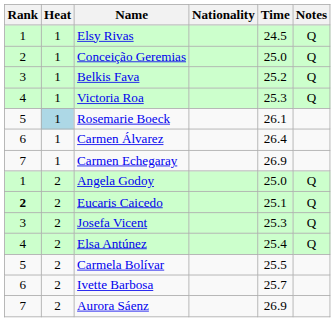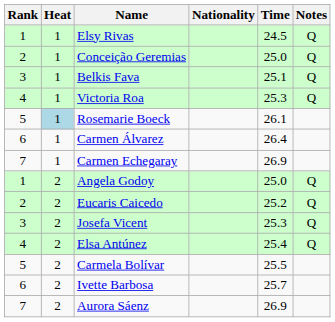(275, 77) 25.2 -> (275, 77) 25.1
(23, 202) bold -> (23, 202) normal
(275, 202) 25.1 -> (275, 202) 25.2
